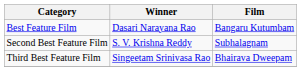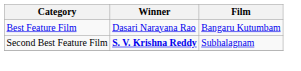(152, 43) normal -> (154, 43) bold
- row: (54, 58)
